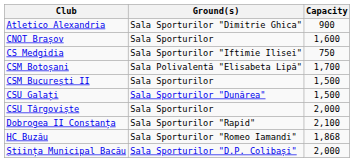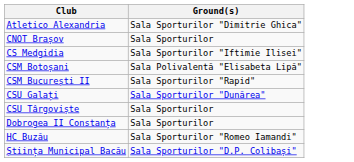- column: (327, 12)
(172, 81) Sala Sporturilor -> (193, 81) Sala Sporturilor "Rapid"
(193, 123) Sala Sporturilor "Rapid" -> (172, 123) Sala Sporturilor
